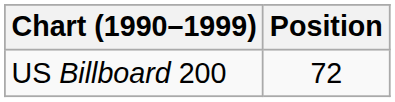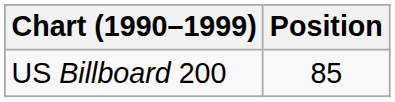(326, 72) 72 -> (326, 72) 85
